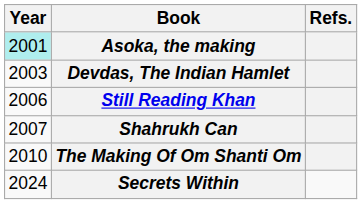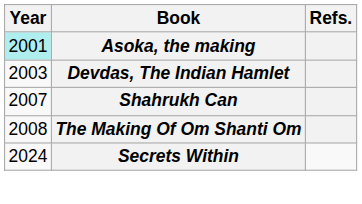- row: (178, 101)
(28, 156) 2010 -> (28, 128) 2008
